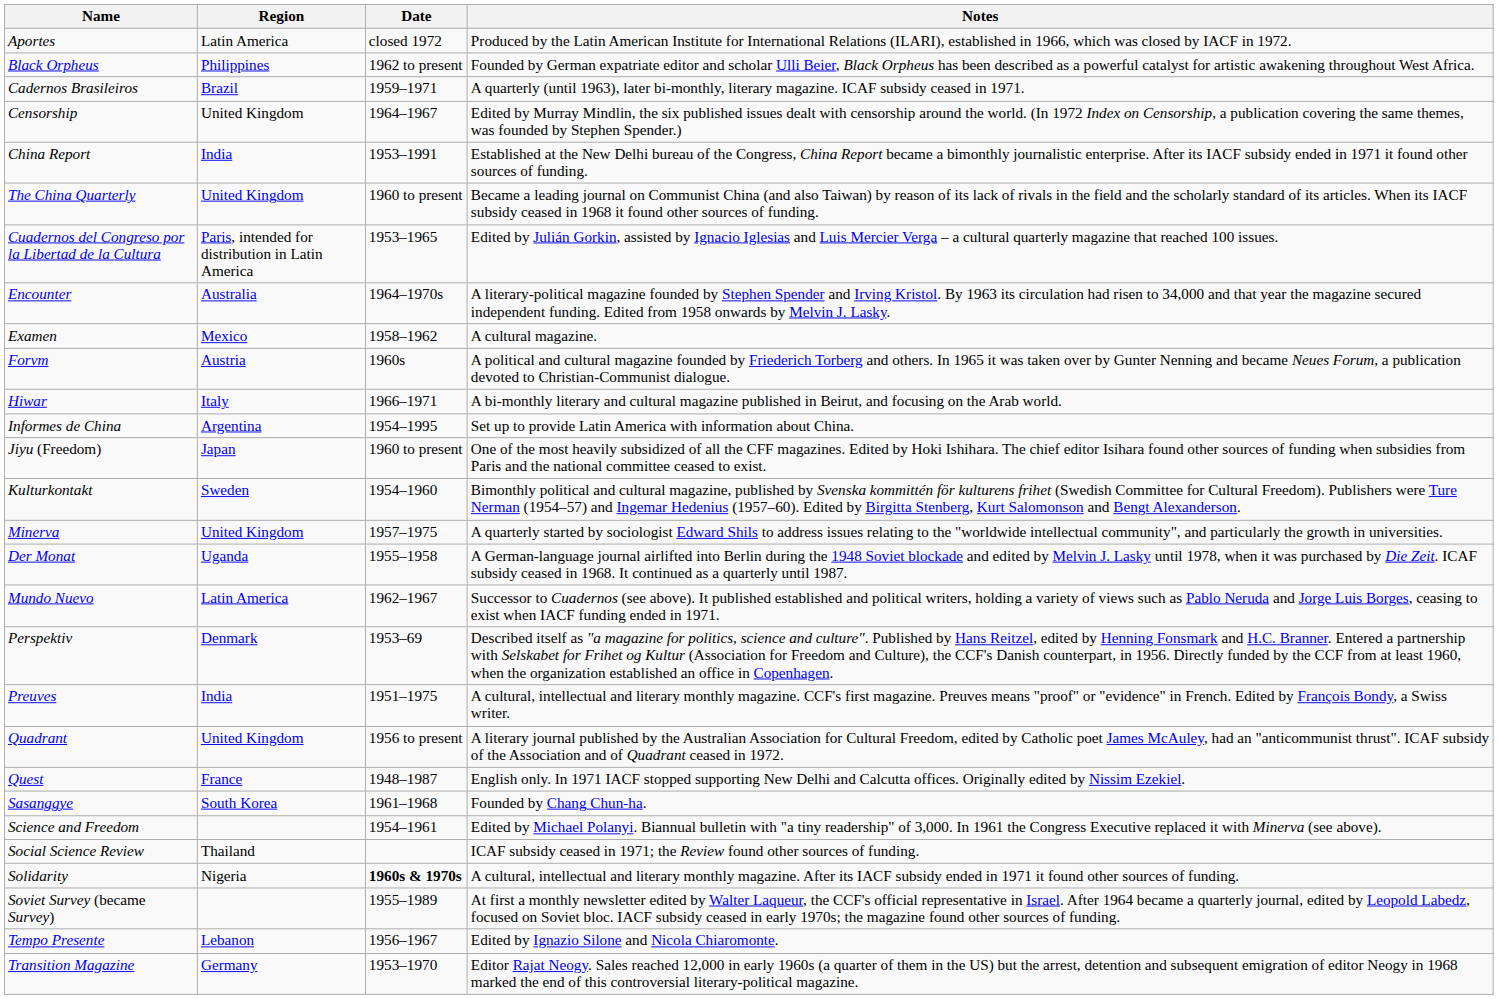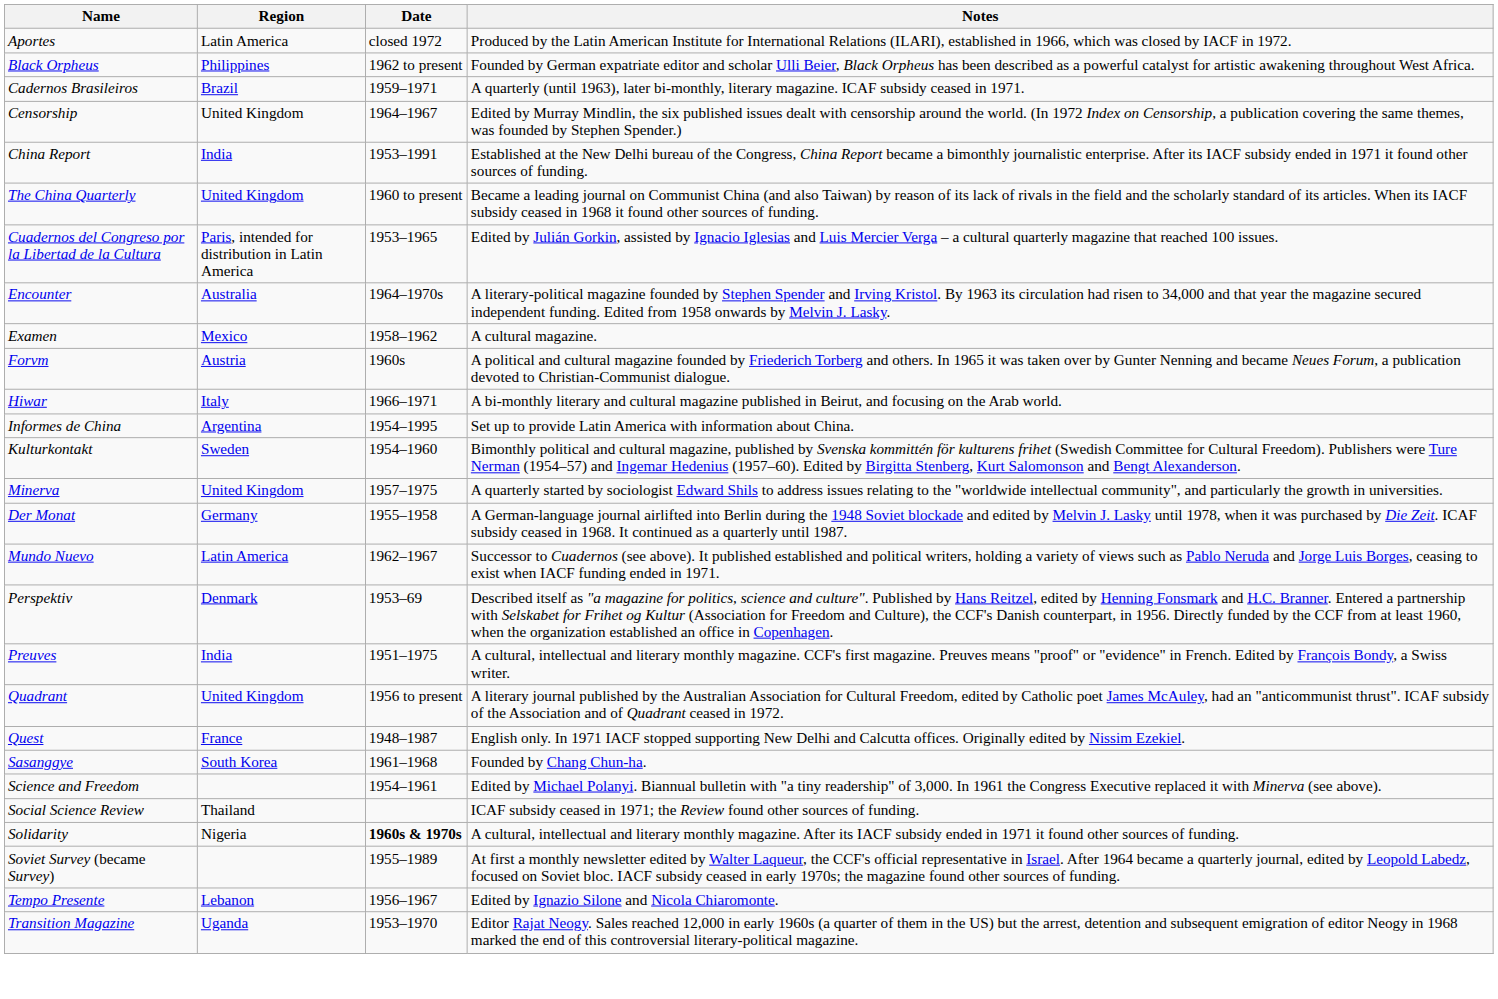- row: (55, 449)
(225, 556) Uganda -> (229, 514) Germany
(229, 965) Germany -> (225, 923) Uganda
